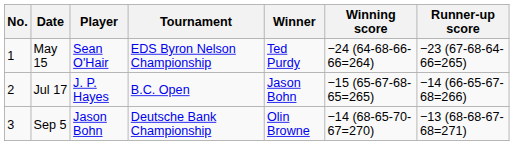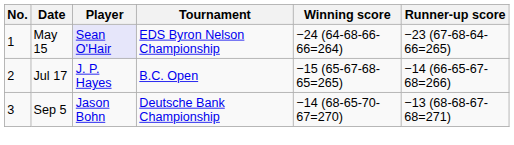- column: (294, 22)
(91, 56) no background -> (93, 42) lavender background
